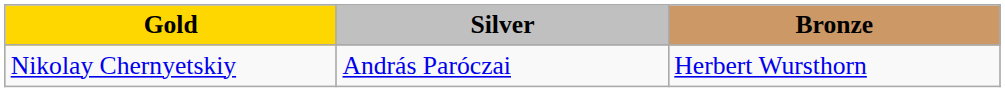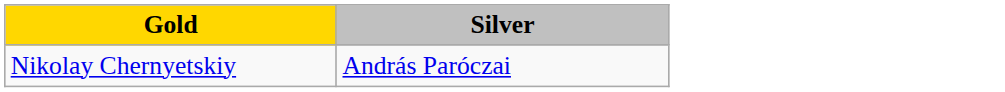- column: (834, 24)
